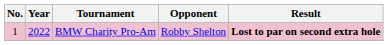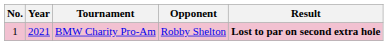(39, 31) 2022 -> (39, 31) 2021
